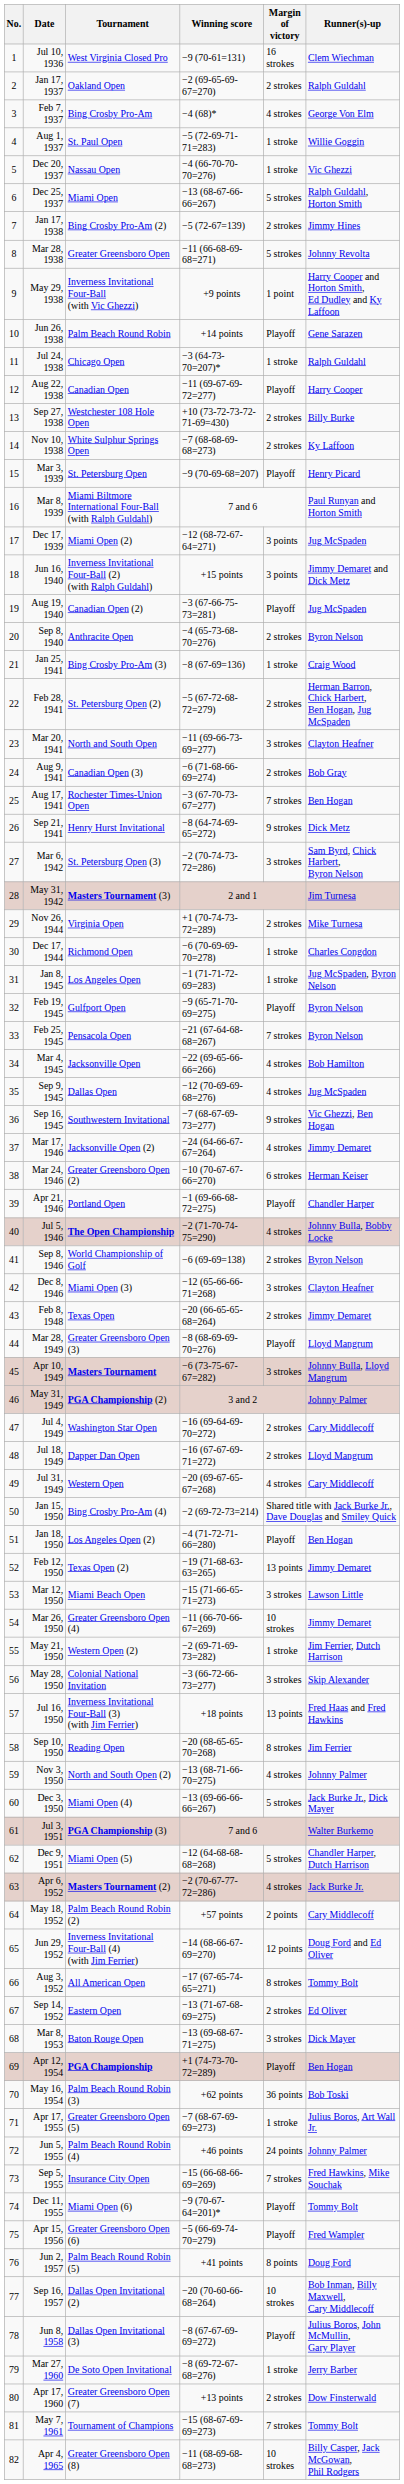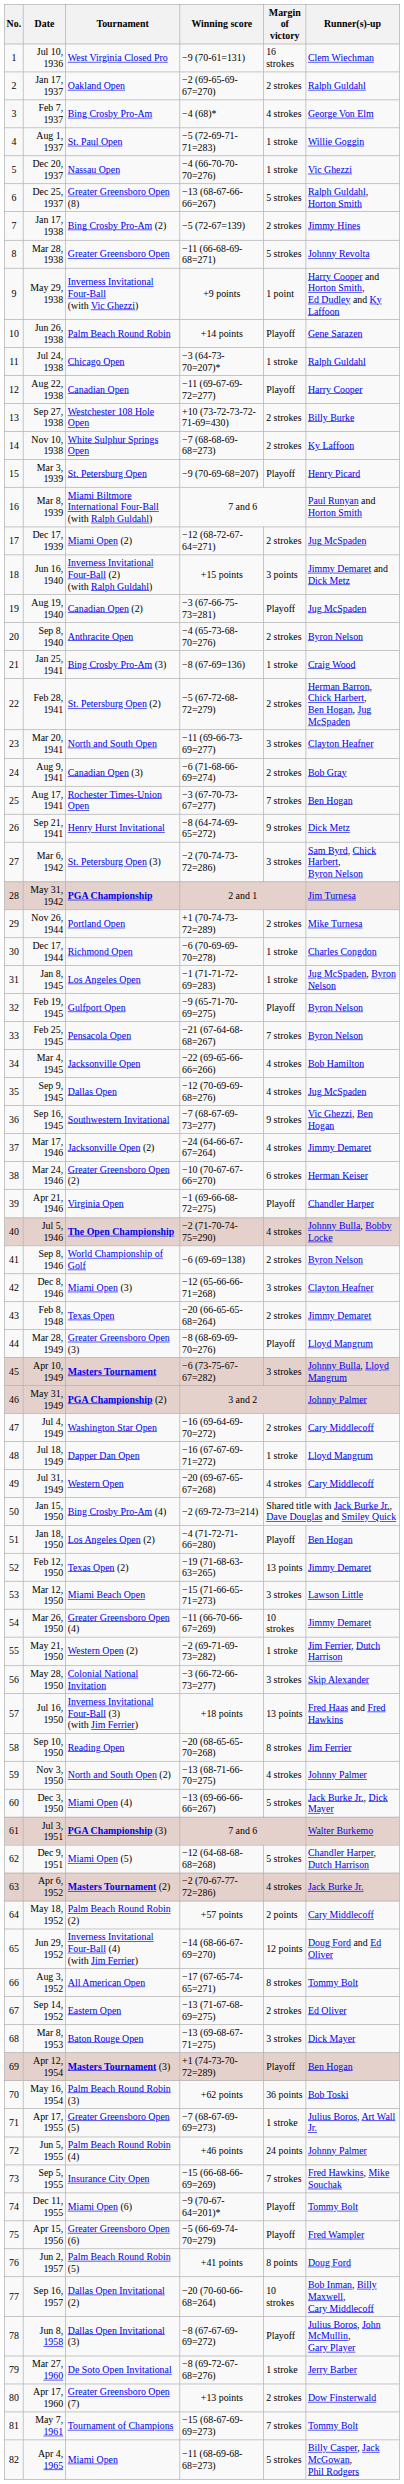(93, 198) Miami Open -> (119, 198) Greater Greensboro Open (8)
(282, 541) 3 points -> (284, 541) 2 strokes
(119, 896) Masters Tournament (3) -> (110, 896) PGA Championship
(96, 924) Virginia Open -> (96, 924) Portland Open
(96, 1203) Portland Open -> (96, 1203) Virginia Open
(284, 1455) 2 strokes -> (282, 1455) 1 stroke
(110, 2067) PGA Championship -> (119, 2067) Masters Tournament (3)
(119, 2460) Greater Greensboro Open (8) -> (93, 2460) Miami Open
(280, 2460) 10 strokes -> (284, 2460) 5 strokes
